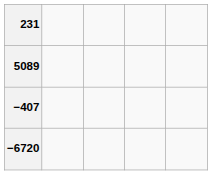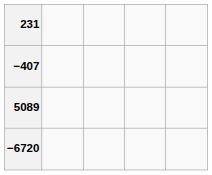rows swapped: (27, 66) <-> (26, 107)
